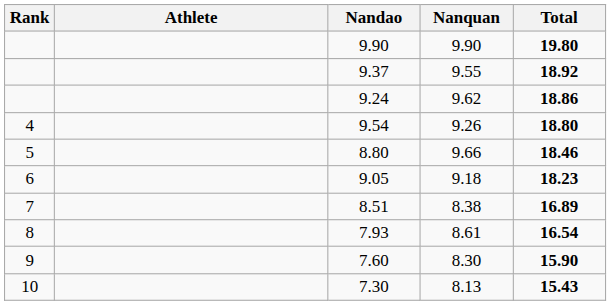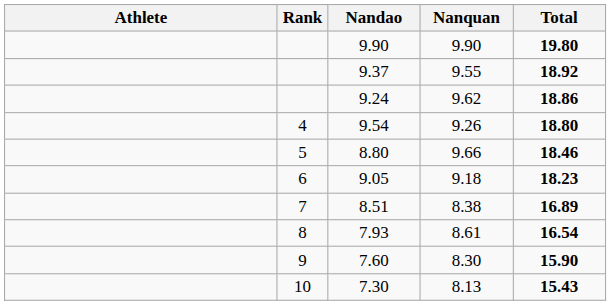columns swapped: (30, 17) <-> (191, 17)
